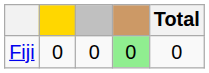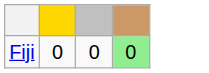- column: (177, 20)
